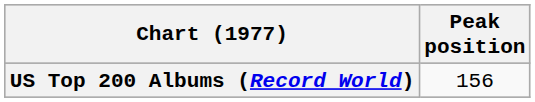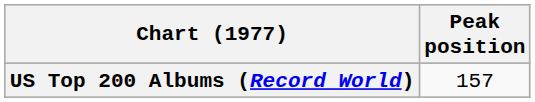(475, 81) 156 -> (475, 81) 157
